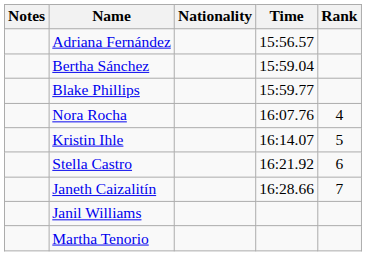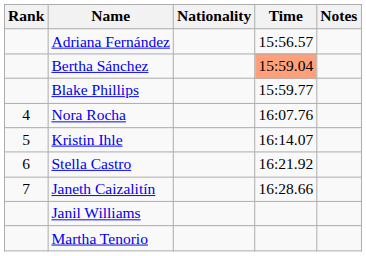columns swapped: (339, 16) <-> (27, 16)
(287, 66) no background -> (286, 66) lightsalmon background
